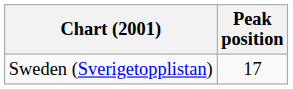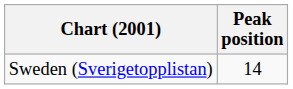(252, 68) 17 -> (252, 68) 14
